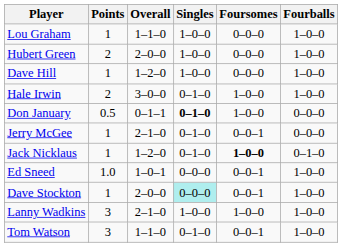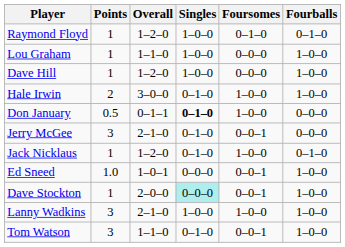+ row: (48, 34)
- row: (41, 53)
(108, 133) 1 -> (110, 133) 3
(248, 152) bold -> (251, 152) normal
